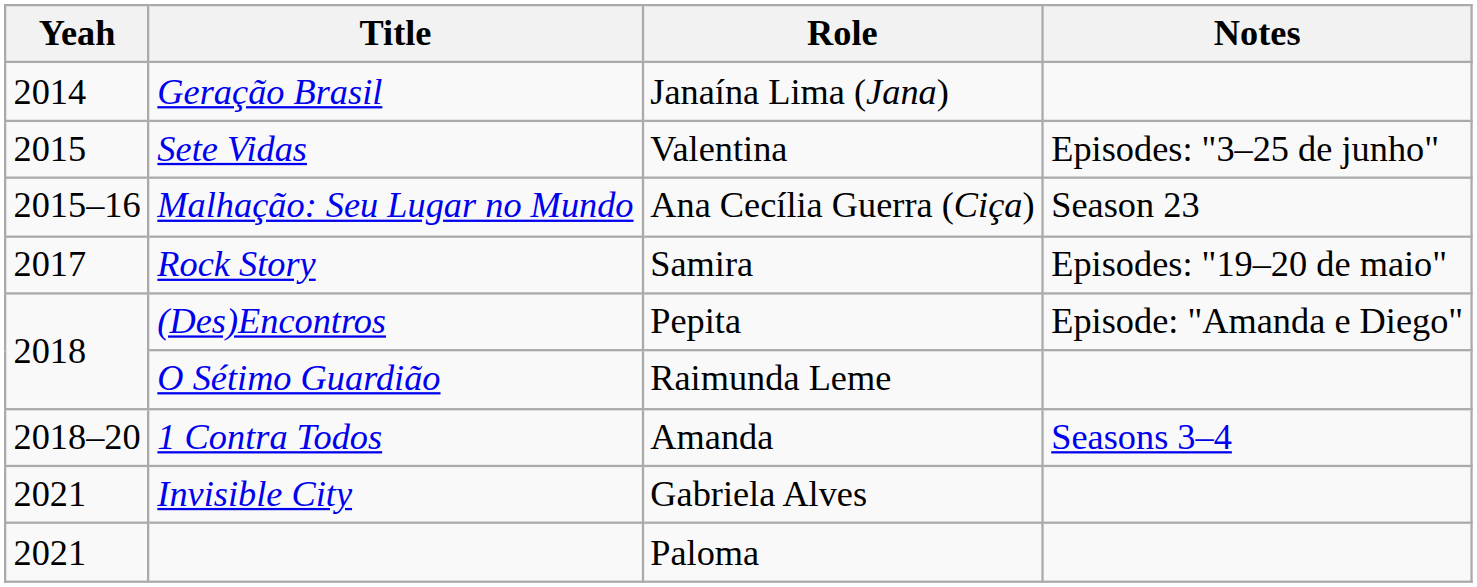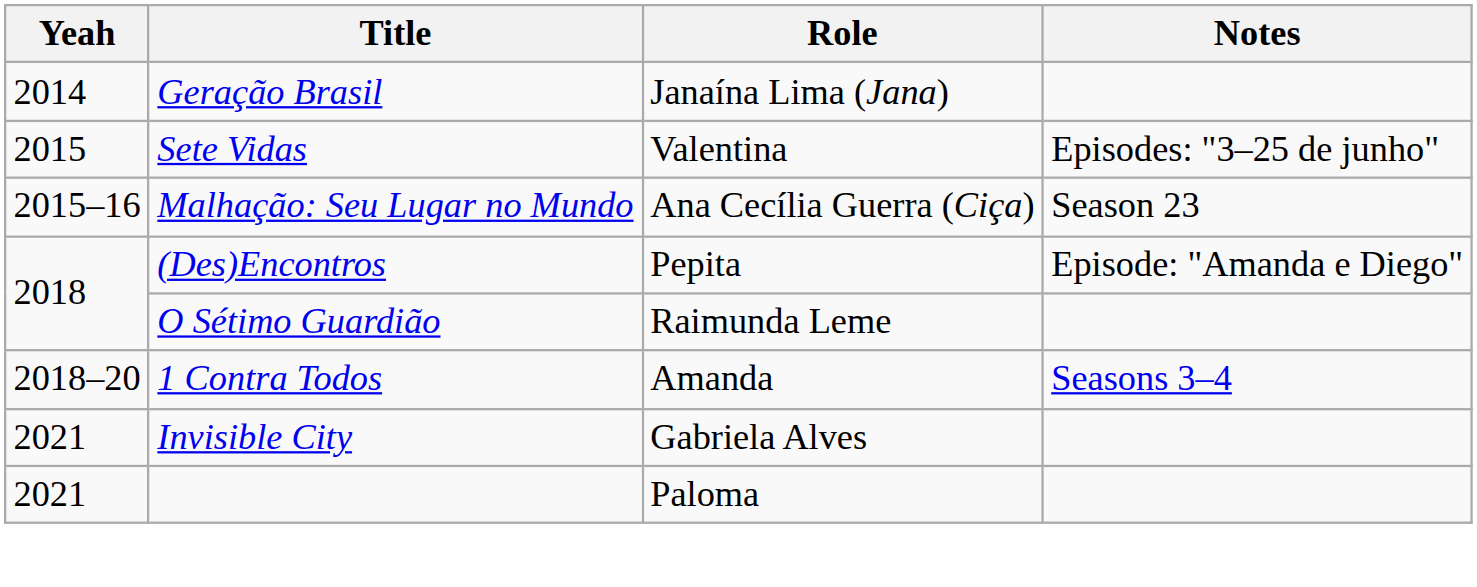- row: (237, 263)
